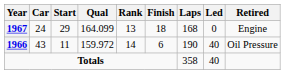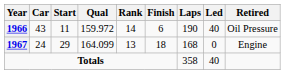rows swapped: (17, 45) <-> (17, 28)
